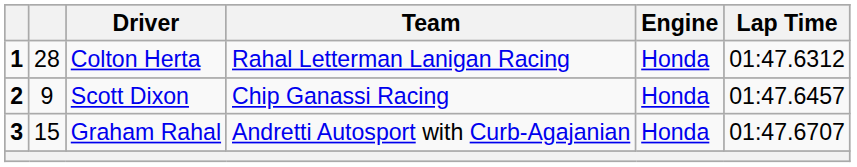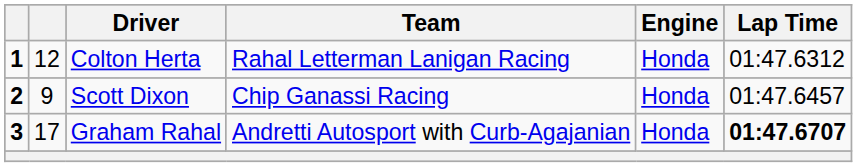(47, 59) 28 -> (47, 59) 12
(47, 132) 15 -> (47, 132) 17
(787, 132) normal -> (788, 132) bold
